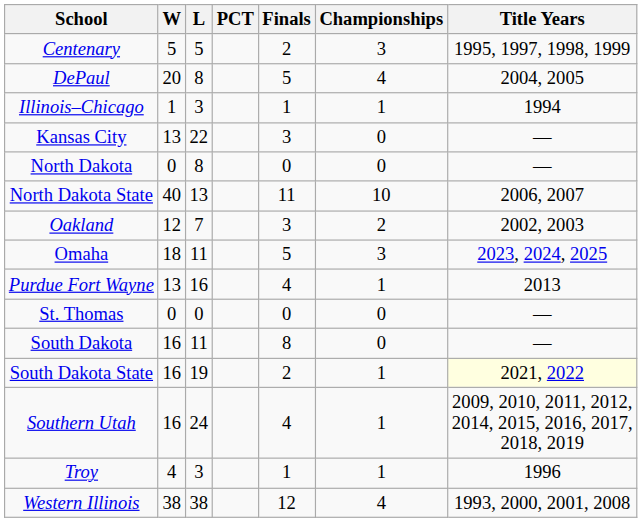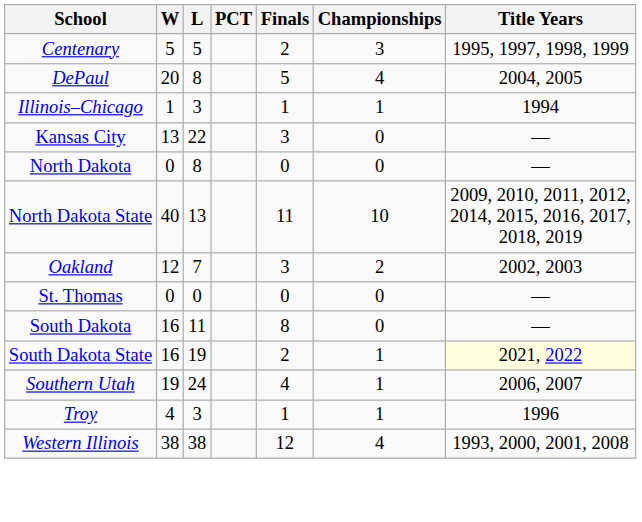(542, 195) 2006, 2007 -> (540, 216) 2009, 2010, 2011, 2012, 2014, 2015, 2016, 2017, 2018, 2019
- row: (81, 254)
- row: (81, 284)
(172, 422) 16 -> (170, 384) 19
(542, 422) 2009, 2010, 2011, 2012, 2014, 2015, 2016, 2017, 2018, 2019 -> (540, 384) 2006, 2007
